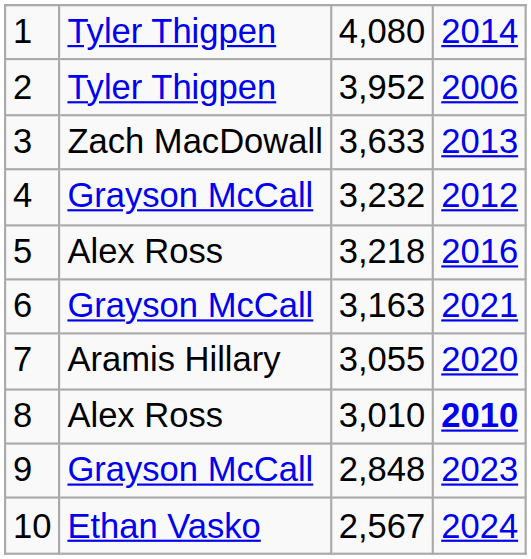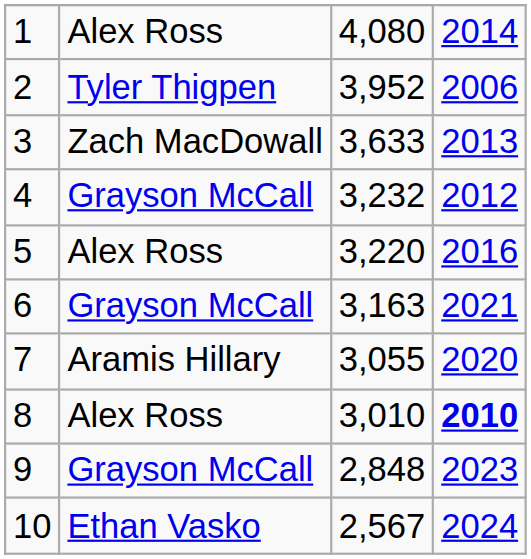(172, 31) Tyler Thigpen -> (145, 31) Alex Ross
(382, 251) 3,218 -> (382, 251) 3,220
